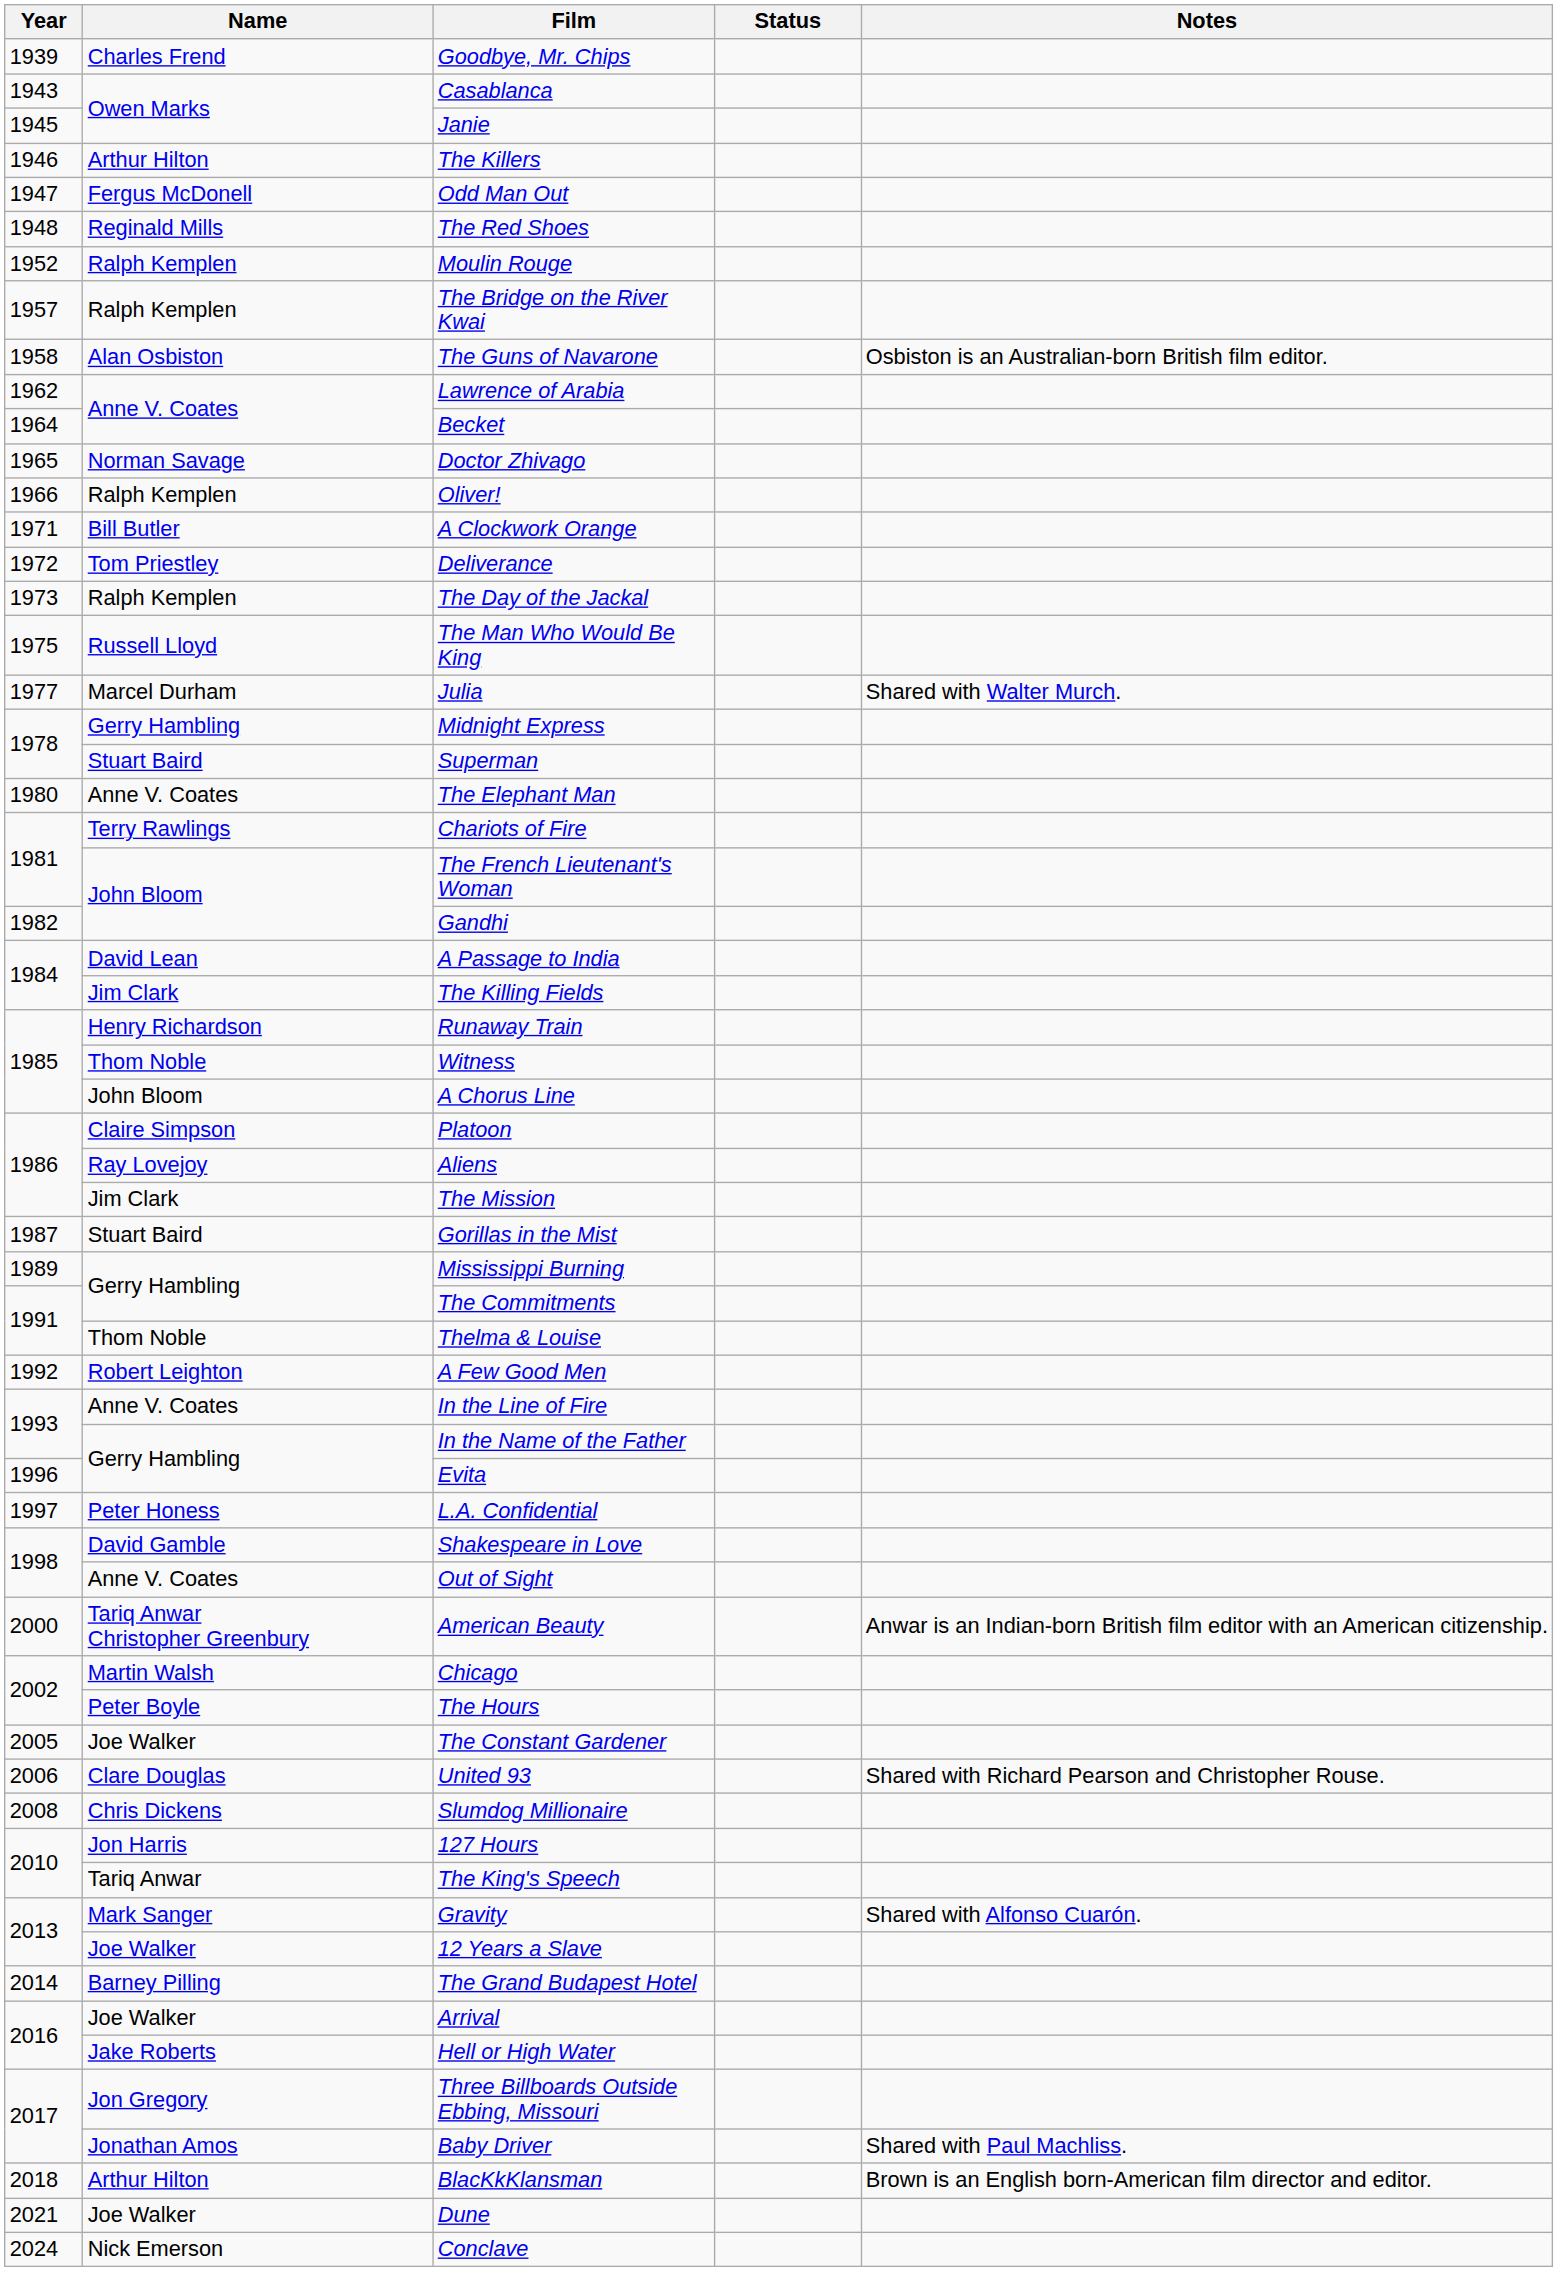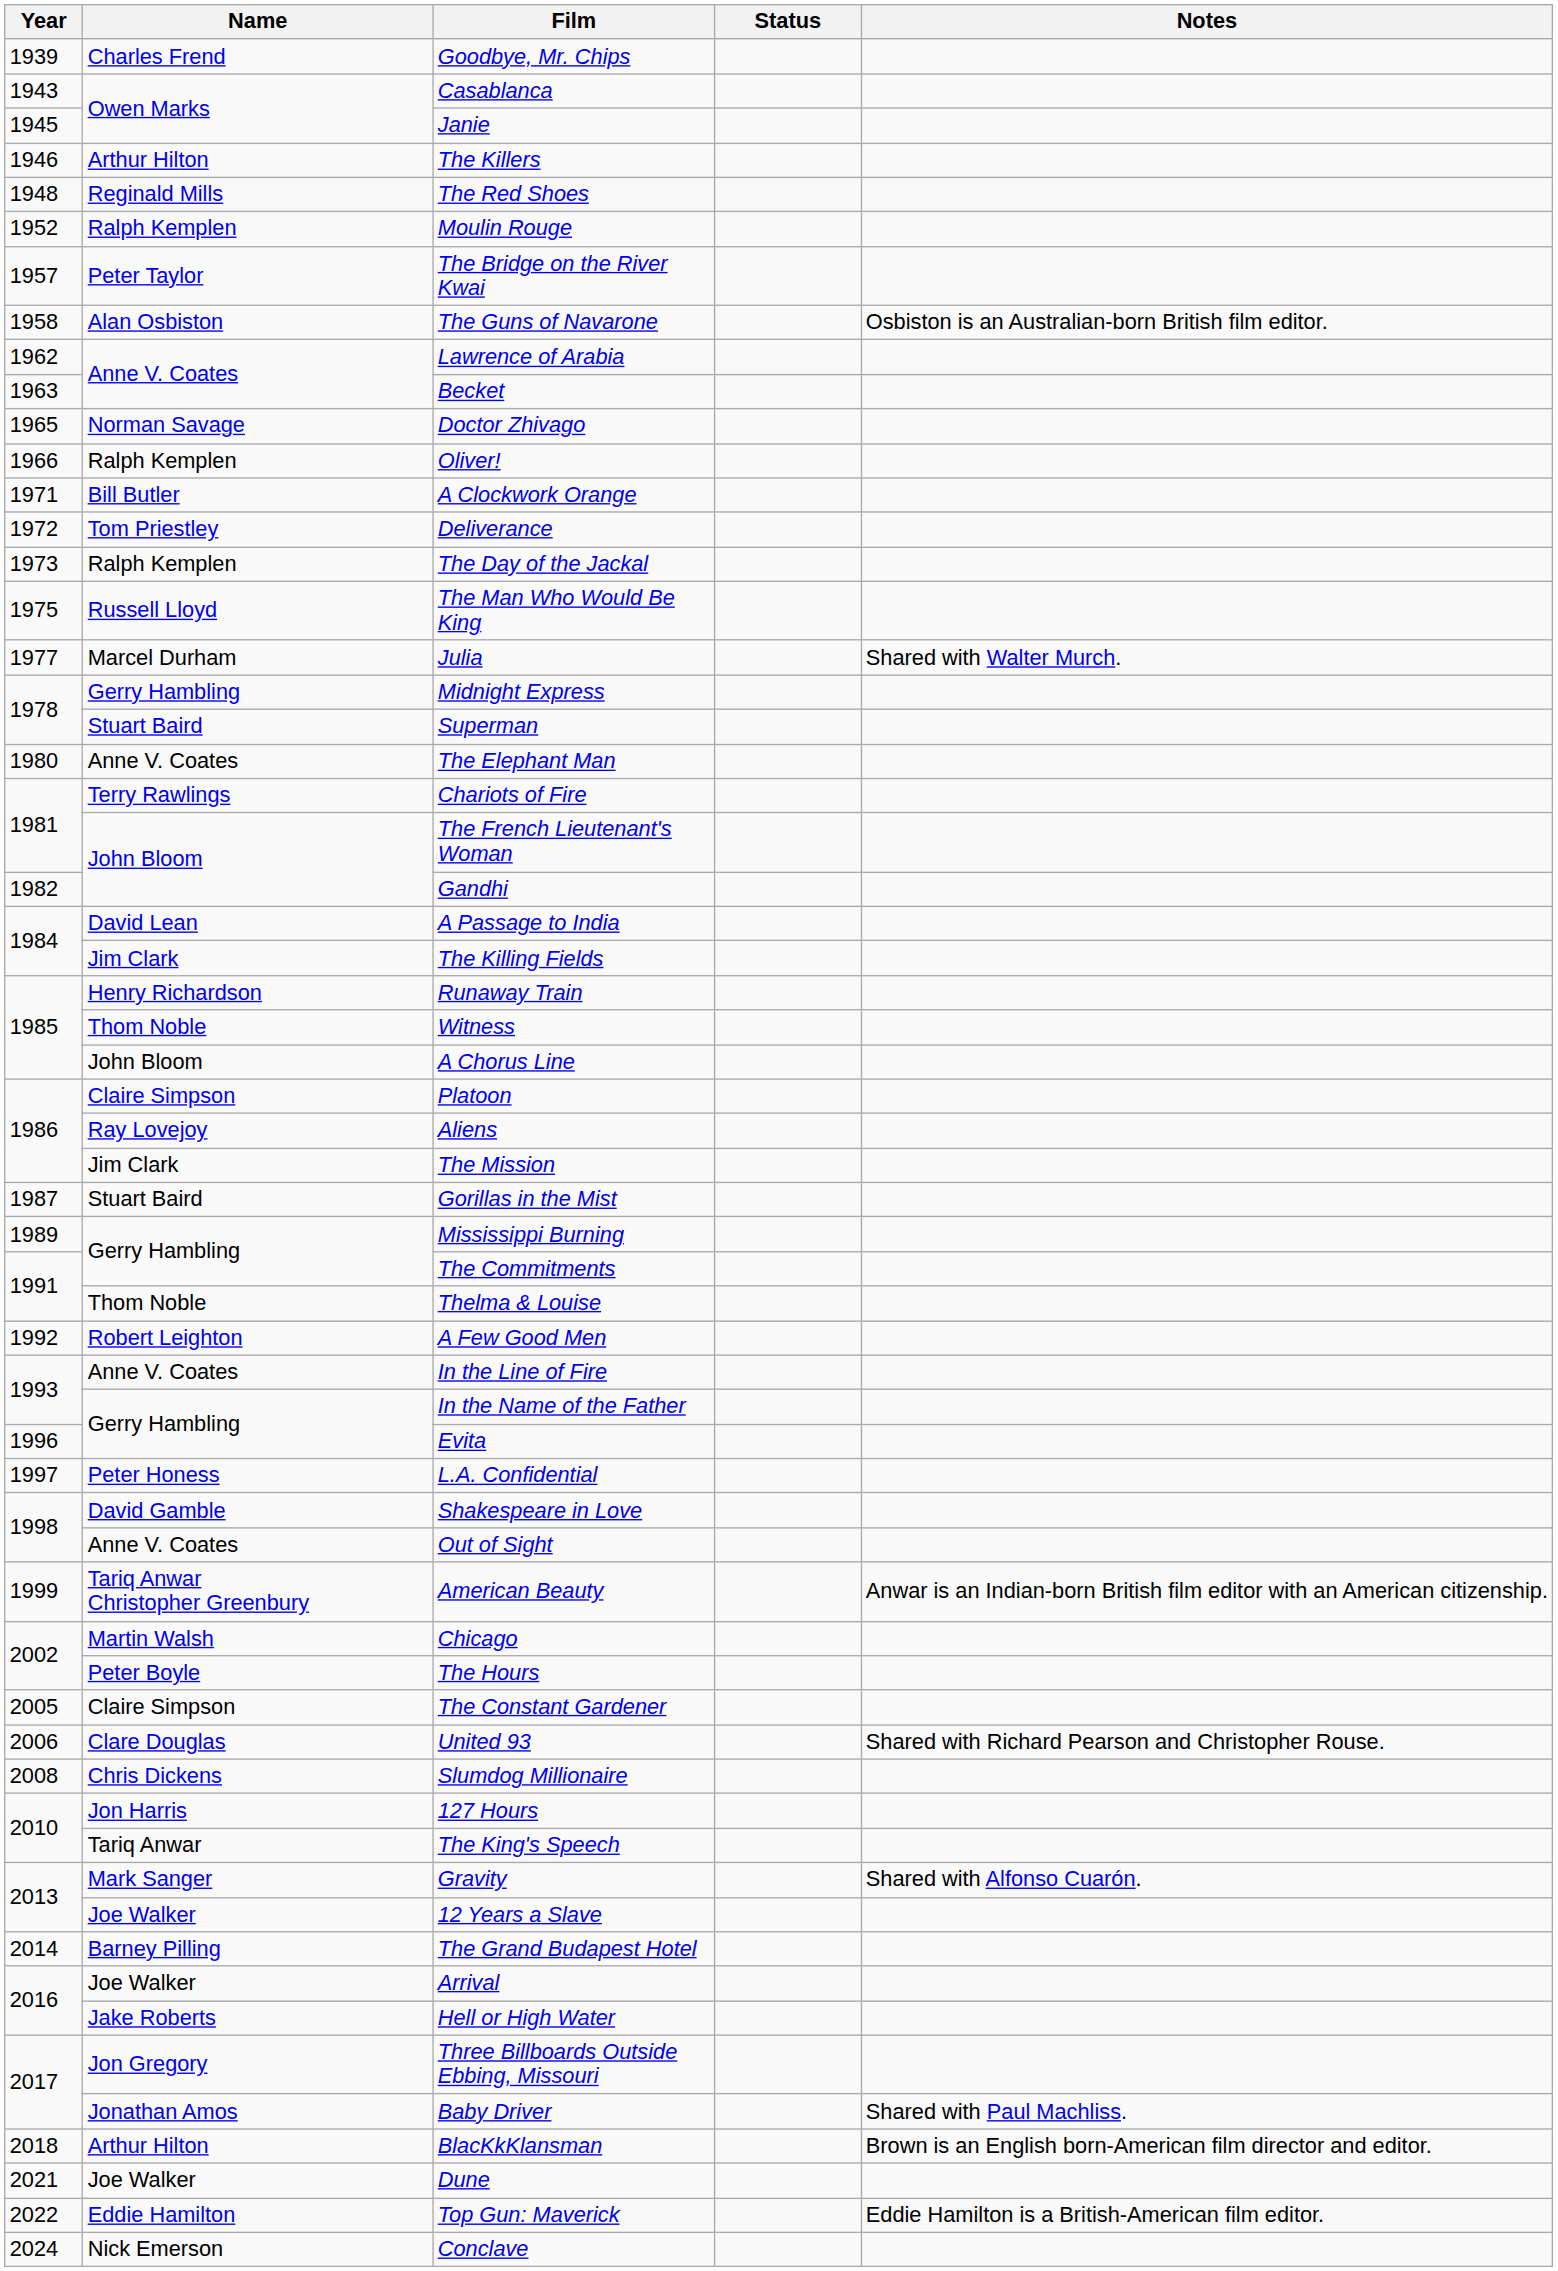- row: (503, 194)
(162, 310) Ralph Kemplen -> (146, 275) Peter Taylor
(34, 425) 1964 -> (34, 391) 1963
(34, 1625) 2000 -> (34, 1591) 1999
(142, 1741) Joe Walker -> (161, 1707) Claire Simpson
+ row: (529, 2214)
